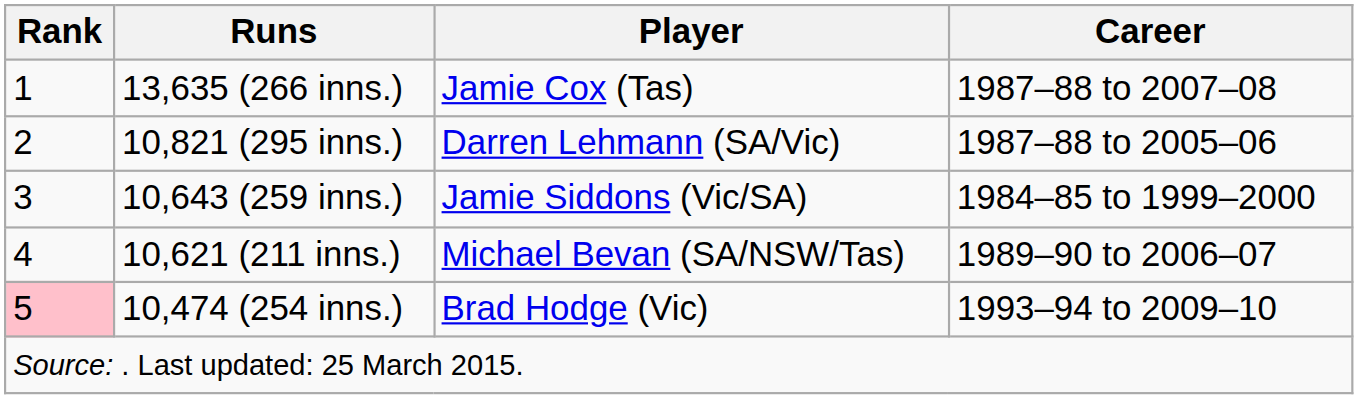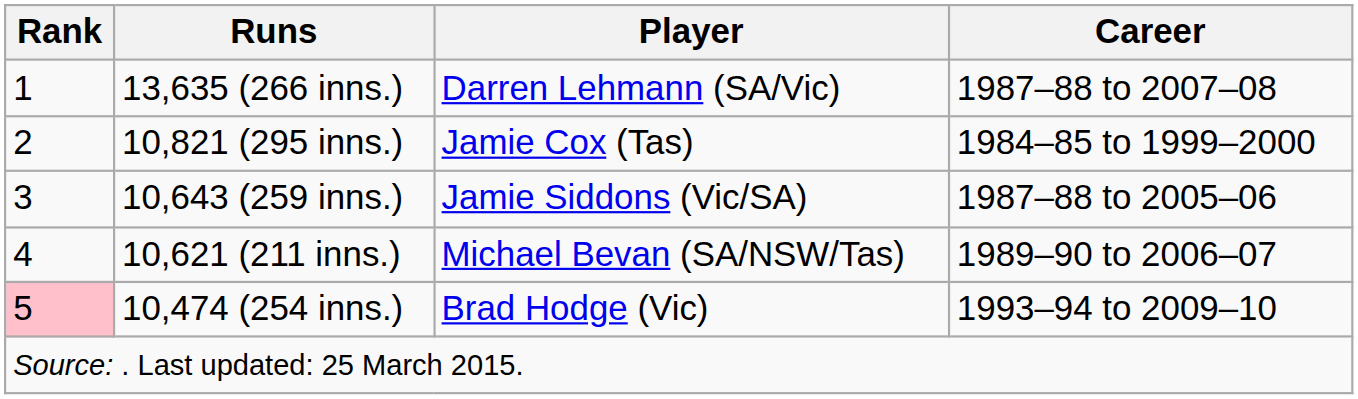(568, 87) Jamie Cox (Tas) -> (641, 87) Darren Lehmann (SA/Vic)
(641, 142) Darren Lehmann (SA/Vic) -> (568, 142) Jamie Cox (Tas)
(1117, 142) 1987–88 to 2005–06 -> (1136, 142) 1984–85 to 1999–2000
(1136, 198) 1984–85 to 1999–2000 -> (1117, 198) 1987–88 to 2005–06
